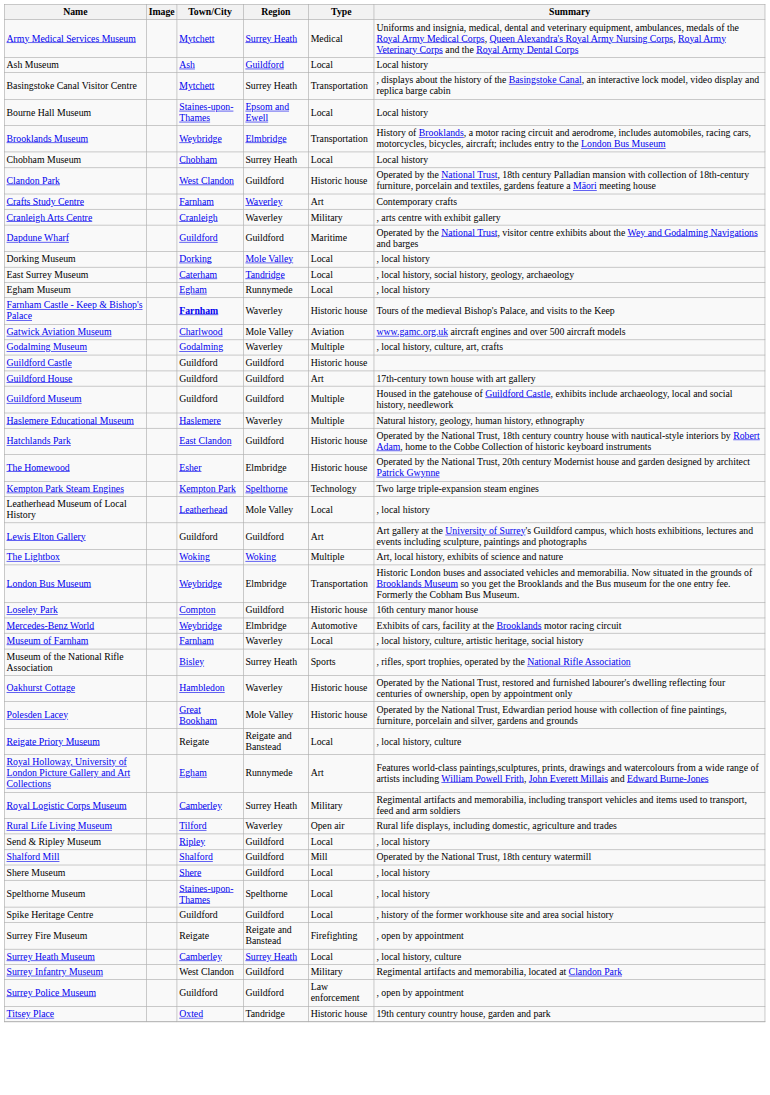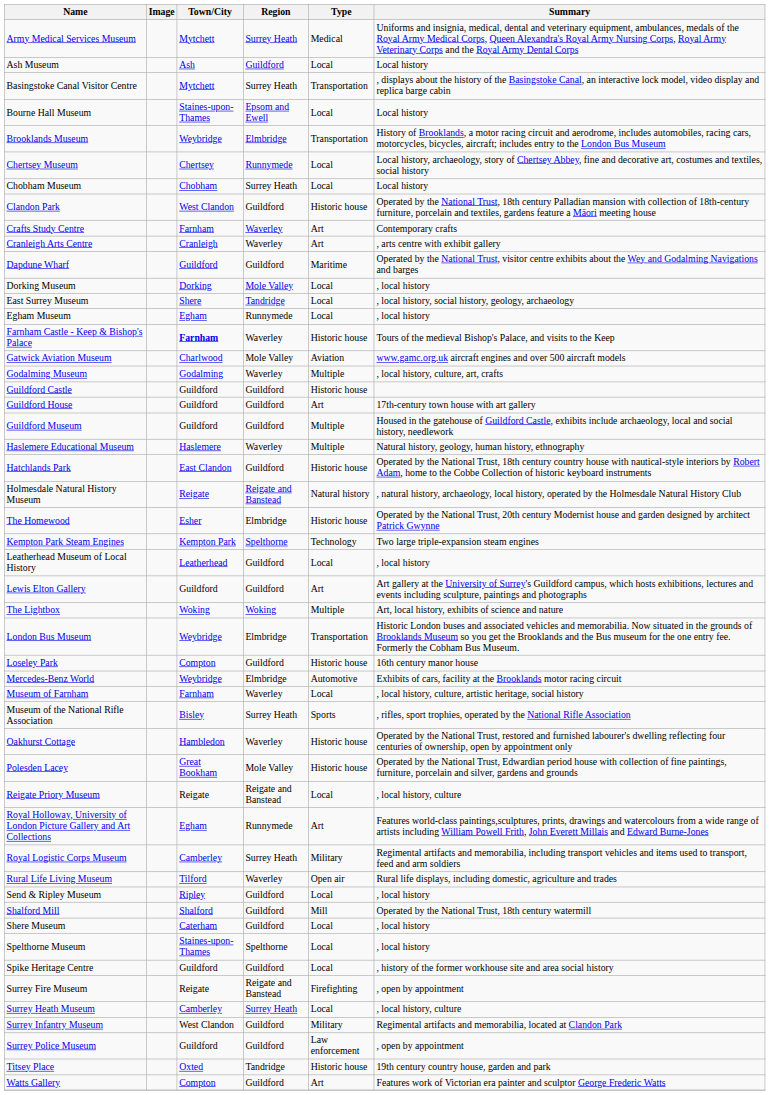+ row: (42, 165)
(327, 217) Military -> (317, 243) Art
(198, 274) Caterham -> (190, 301) Shere
+ row: (62, 494)
(269, 509) Mole Valley -> (265, 562) Guildford
(190, 872) Shere -> (198, 925) Caterham
+ row: (33, 1082)
